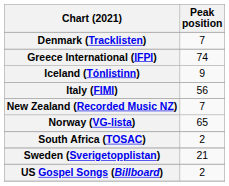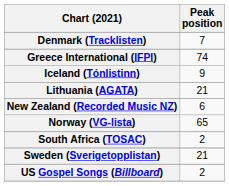- row: (92, 90)
+ row: (92, 90)
(202, 106) 7 -> (202, 106) 6
